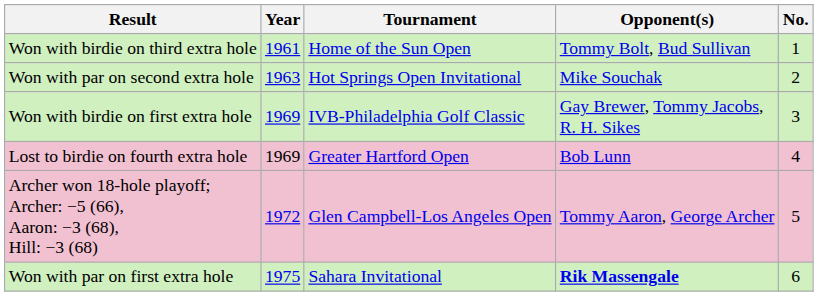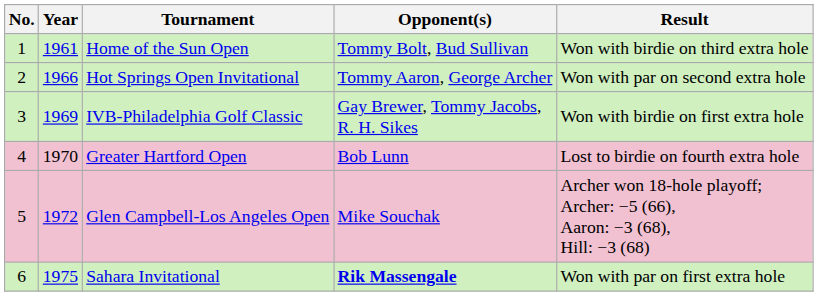columns swapped: (796, 19) <-> (133, 19)
(283, 77) 1963 -> (60, 77) 1966
(611, 77) Mike Souchak -> (445, 77) Tommy Aaron, George Archer
(283, 156) 1969 -> (60, 156) 1970
(667, 216) Tommy Aaron, George Archer -> (389, 216) Mike Souchak
